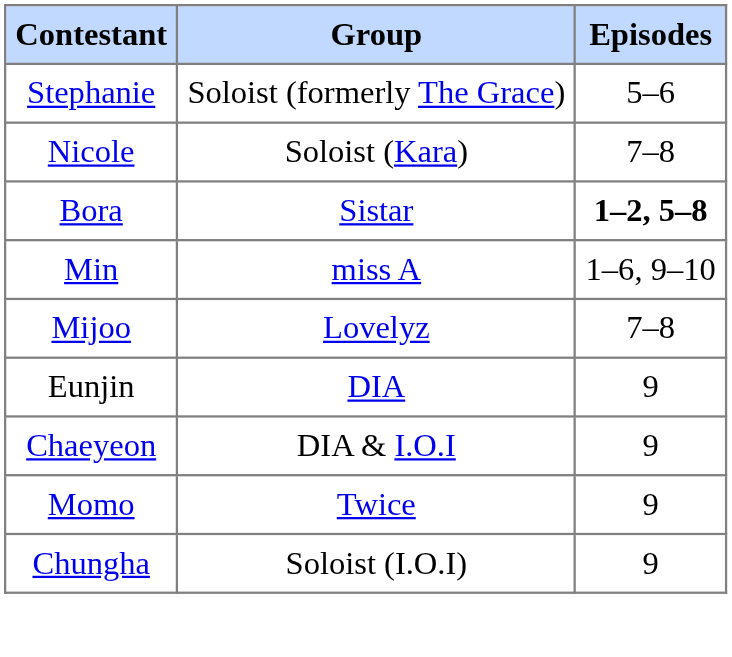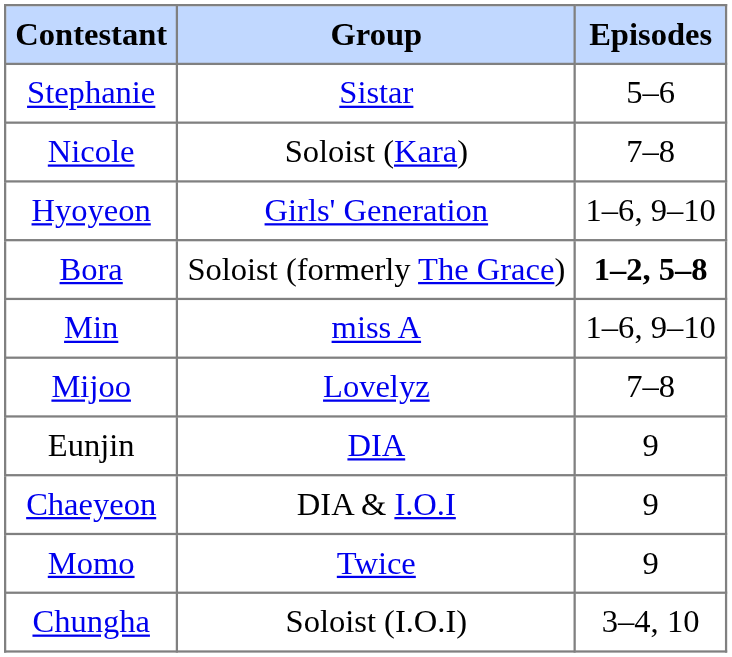(376, 92) Soloist (formerly The Grace) -> (376, 92) Sistar
+ row: (91, 210)
(376, 210) Sistar -> (376, 268) Soloist (formerly The Grace)
(651, 562) 9 -> (651, 621) 3–4, 10
